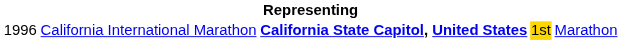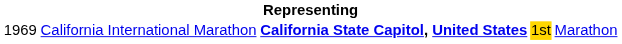(20, 30) 1996 -> (20, 30) 1969
